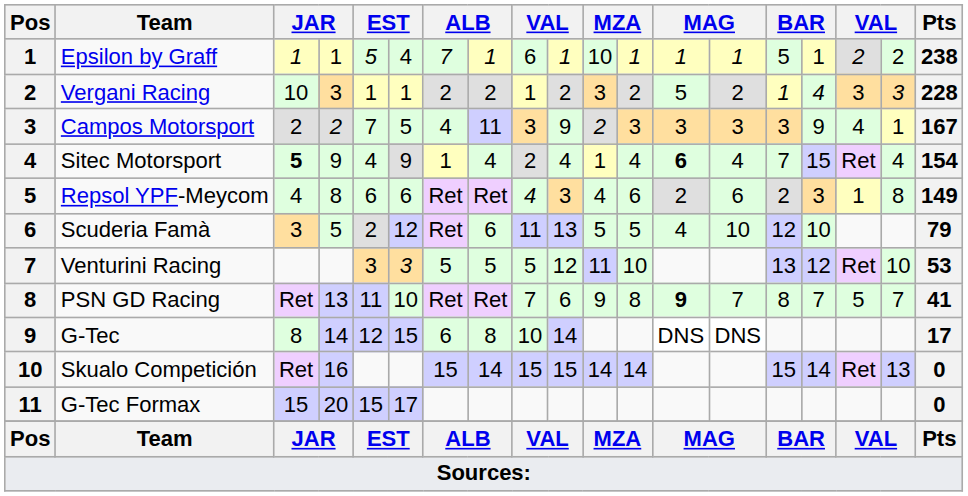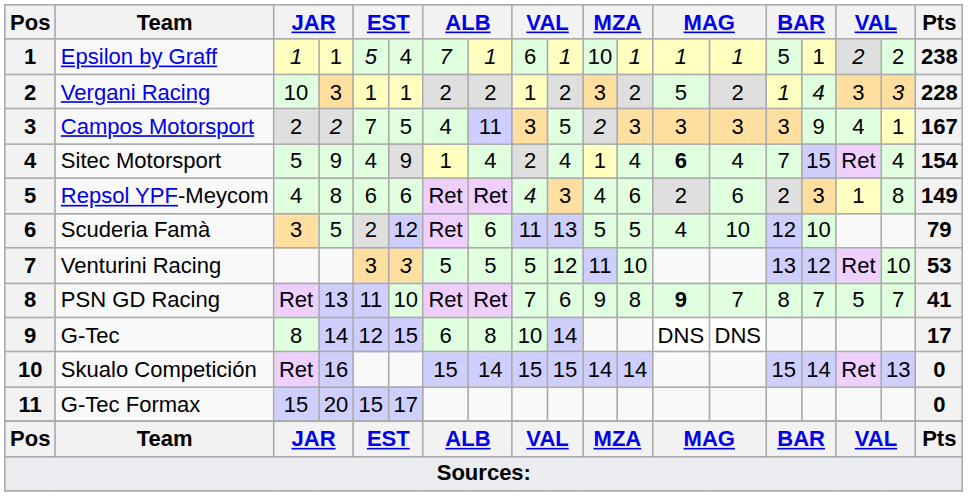(565, 126) 9 -> (565, 126) 5
(296, 161) bold -> (296, 161) normal
